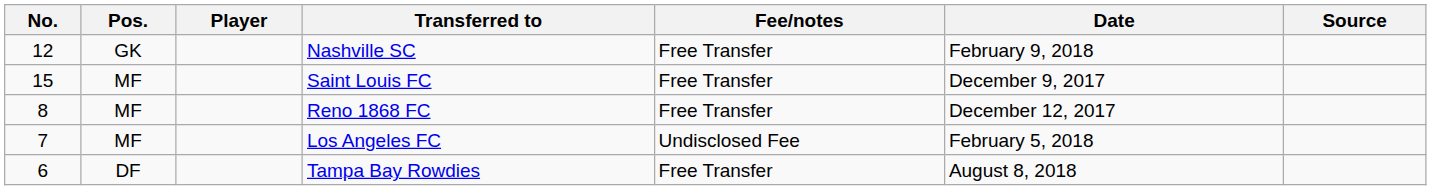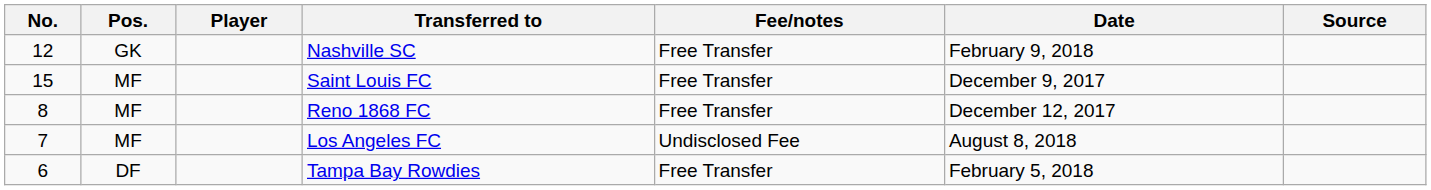(1021, 140) February 5, 2018 -> (1013, 140) August 8, 2018
(1013, 170) August 8, 2018 -> (1021, 170) February 5, 2018
